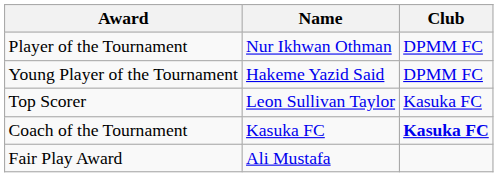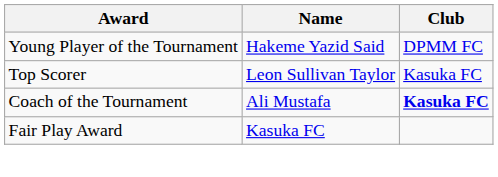- row: (98, 46)
(285, 130) Kasuka FC -> (288, 102) Ali Mustafa
(288, 158) Ali Mustafa -> (285, 130) Kasuka FC
